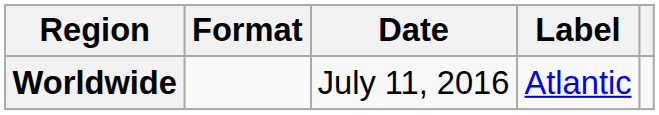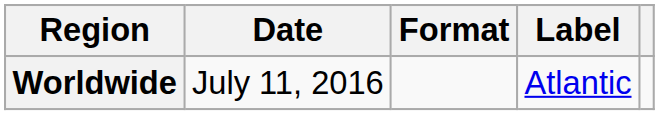columns swapped: (414, 30) <-> (247, 30)
